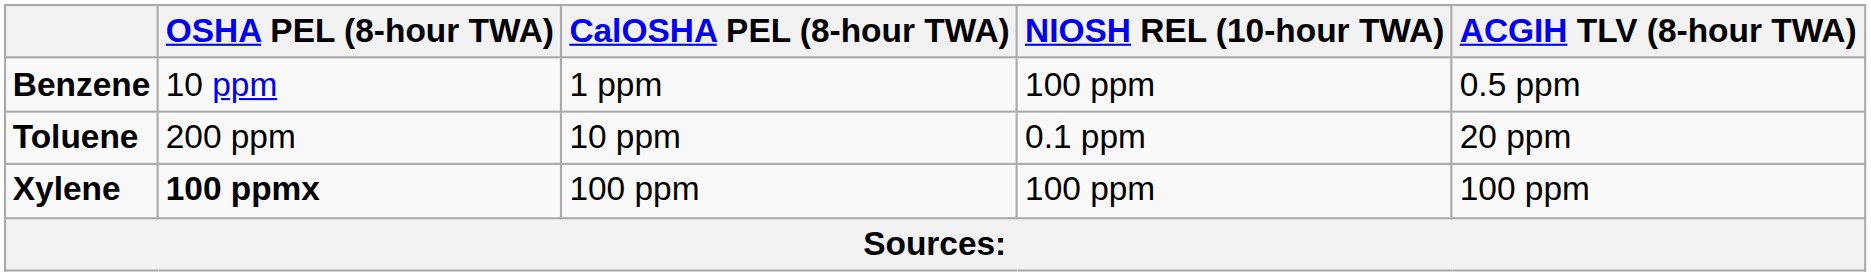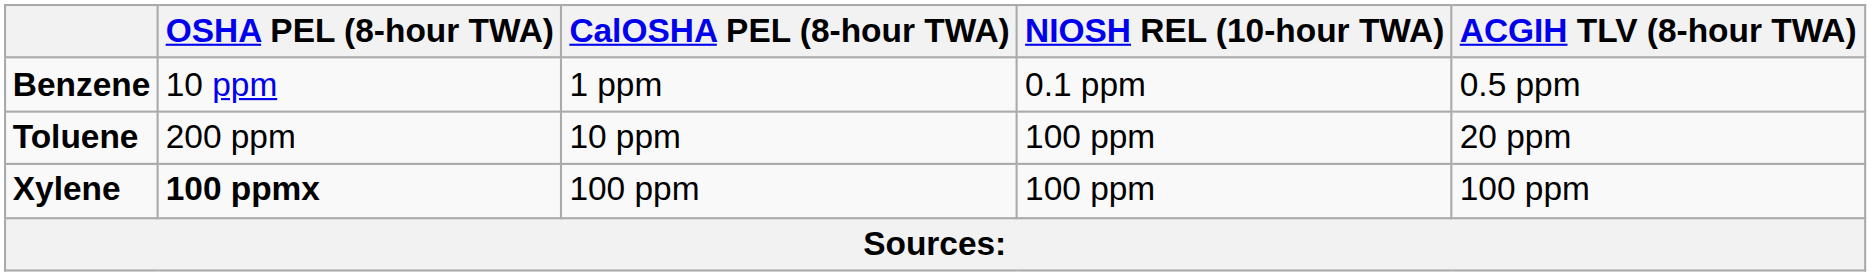(1090, 84) 100 ppm -> (1086, 84) 0.1 ppm
(1086, 137) 0.1 ppm -> (1090, 137) 100 ppm
